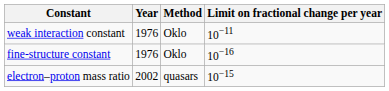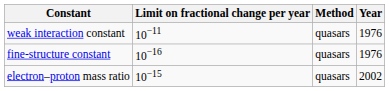columns swapped: (147, 13) <-> (295, 13)
(175, 33) Oklo -> (333, 33) quasars
(175, 54) Oklo -> (333, 54) quasars
